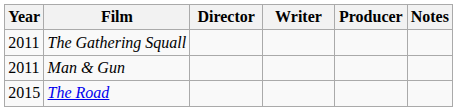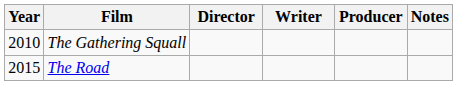(24, 42) 2011 -> (24, 42) 2010
- row: (86, 67)
